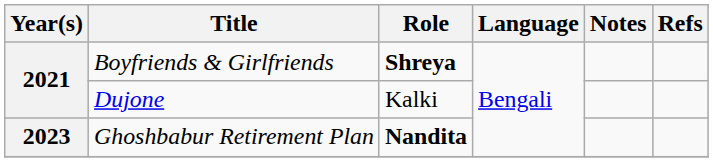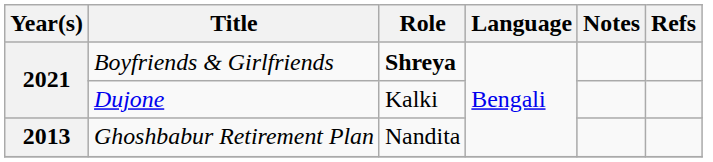(47, 136) 2023 -> (47, 136) 2013
(426, 136) bold -> (423, 136) normal
